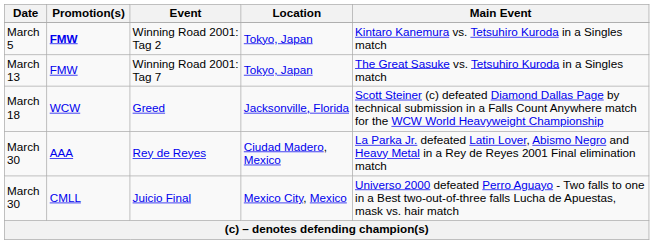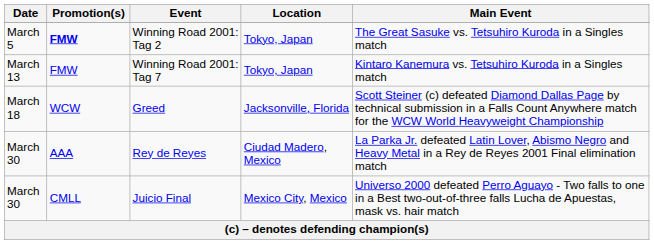(489, 38) Kintaro Kanemura vs. Tetsuhiro Kuroda in a Singles match -> (489, 38) The Great Sasuke vs. Tetsuhiro Kuroda in a Singles match
(489, 70) The Great Sasuke vs. Tetsuhiro Kuroda in a Singles match -> (489, 70) Kintaro Kanemura vs. Tetsuhiro Kuroda in a Singles match
